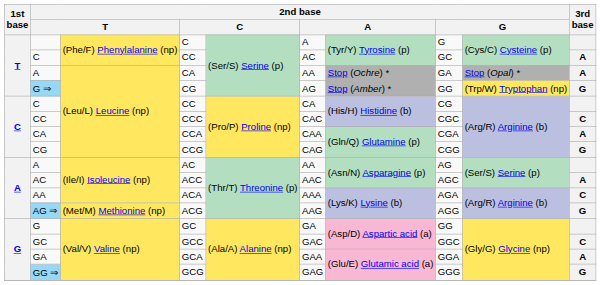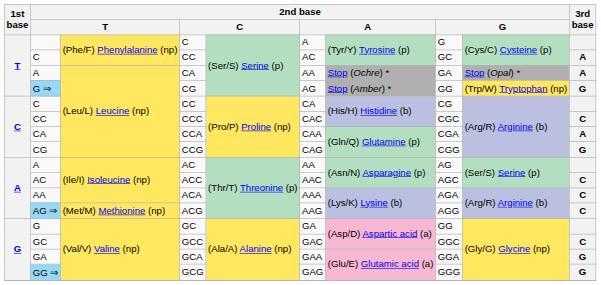(583, 180) A -> (583, 180) C
(583, 210) G -> (583, 210) C
(583, 256) A -> (583, 256) G
